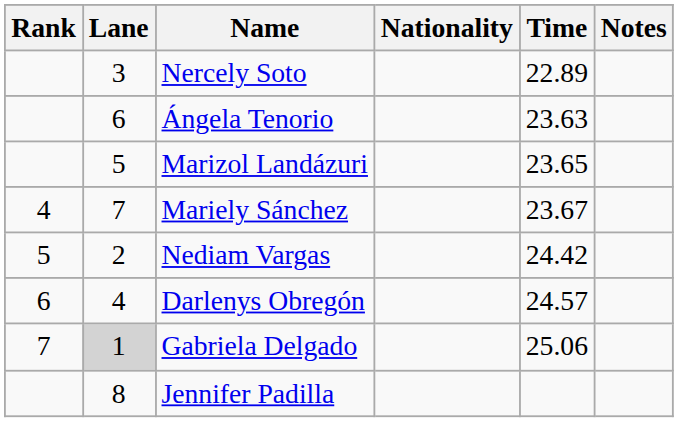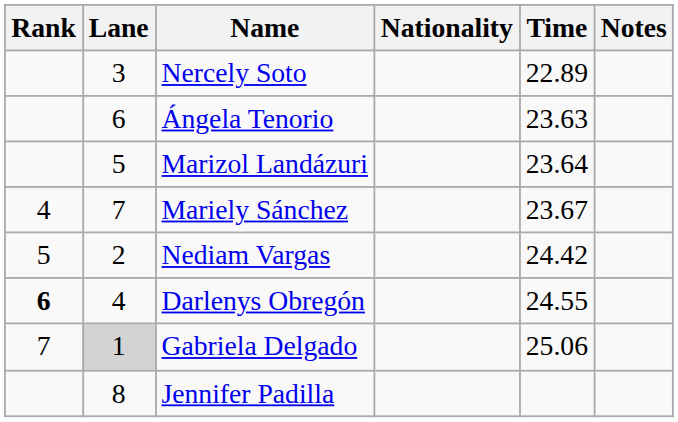(557, 164) 23.65 -> (557, 164) 23.64
(44, 301) normal -> (44, 301) bold
(557, 301) 24.57 -> (557, 301) 24.55
